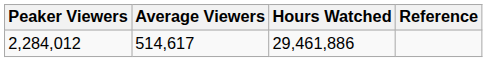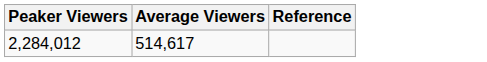- column: (332, 17)
